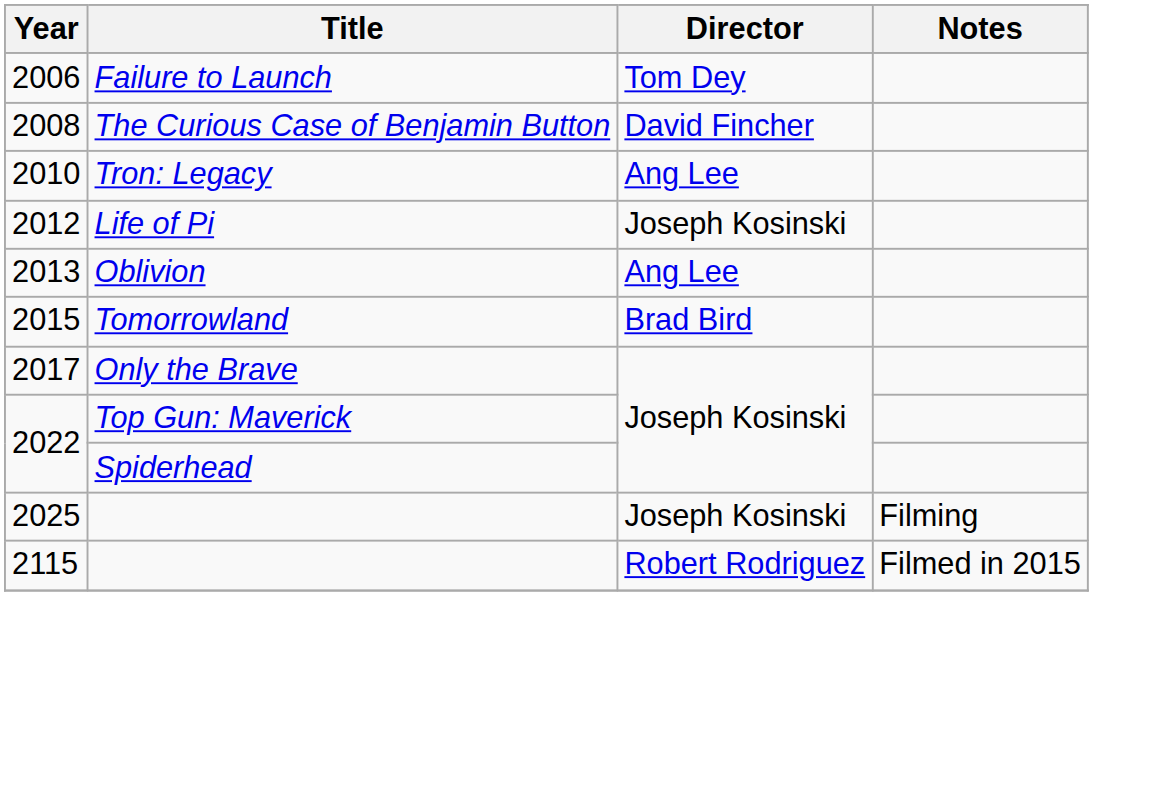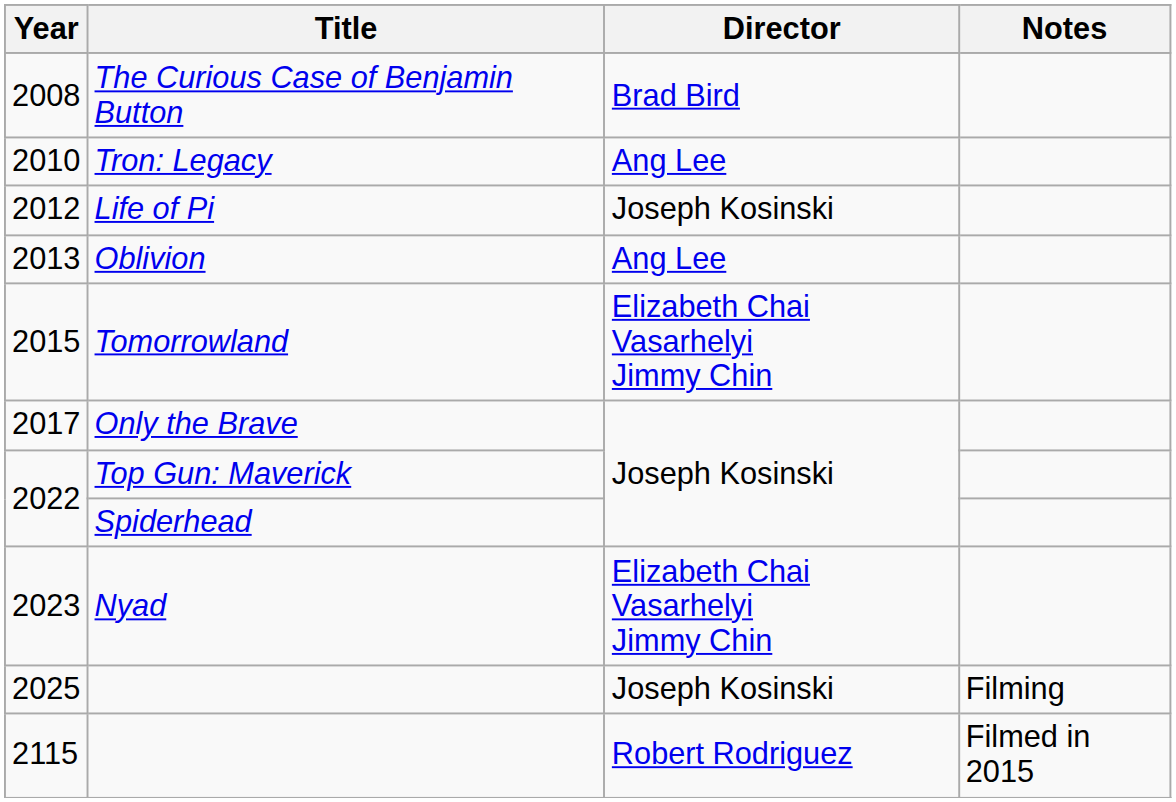- row: (46, 77)
(719, 126) David Fincher -> (676, 94) Brad Bird
(688, 321) Brad Bird -> (711, 341) Elizabeth Chai Vasarhelyi Jimmy Chin
+ row: (46, 605)
